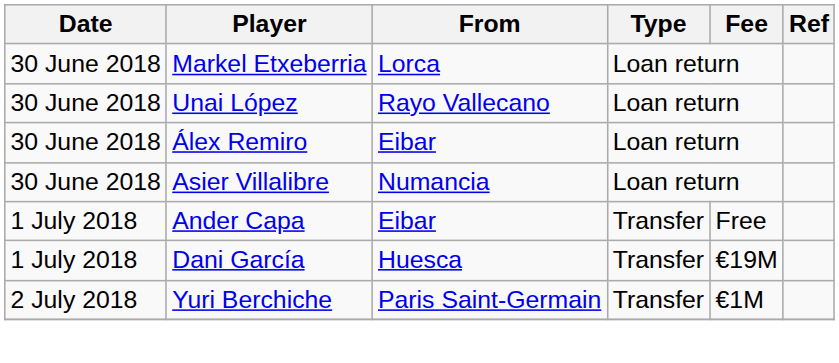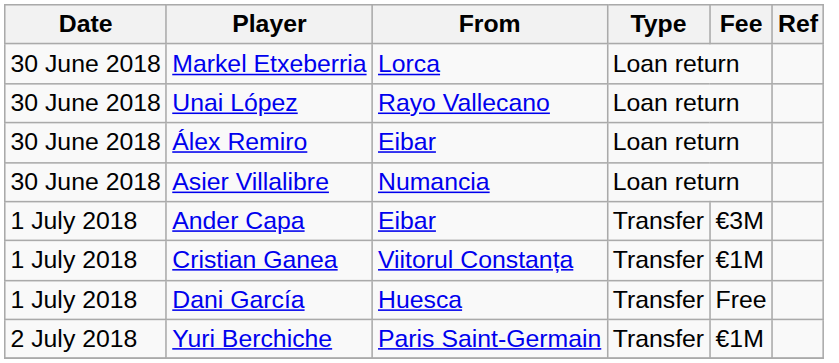(741, 220) Free -> (740, 220) €3M
+ row: (255, 260)
(747, 260) €19M -> (741, 299) Free
